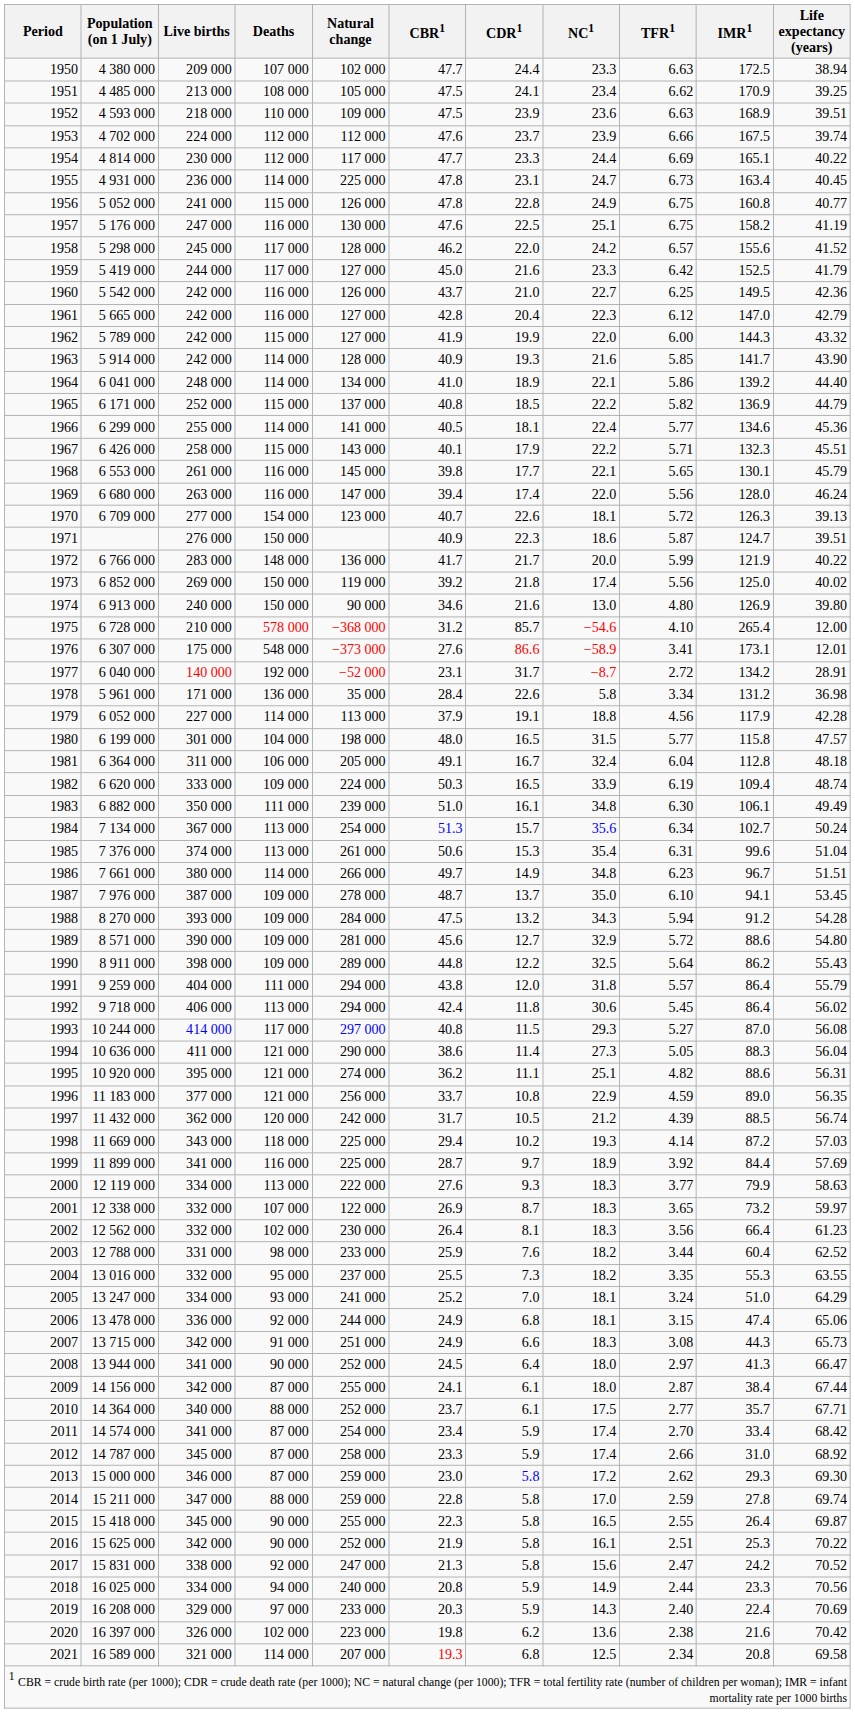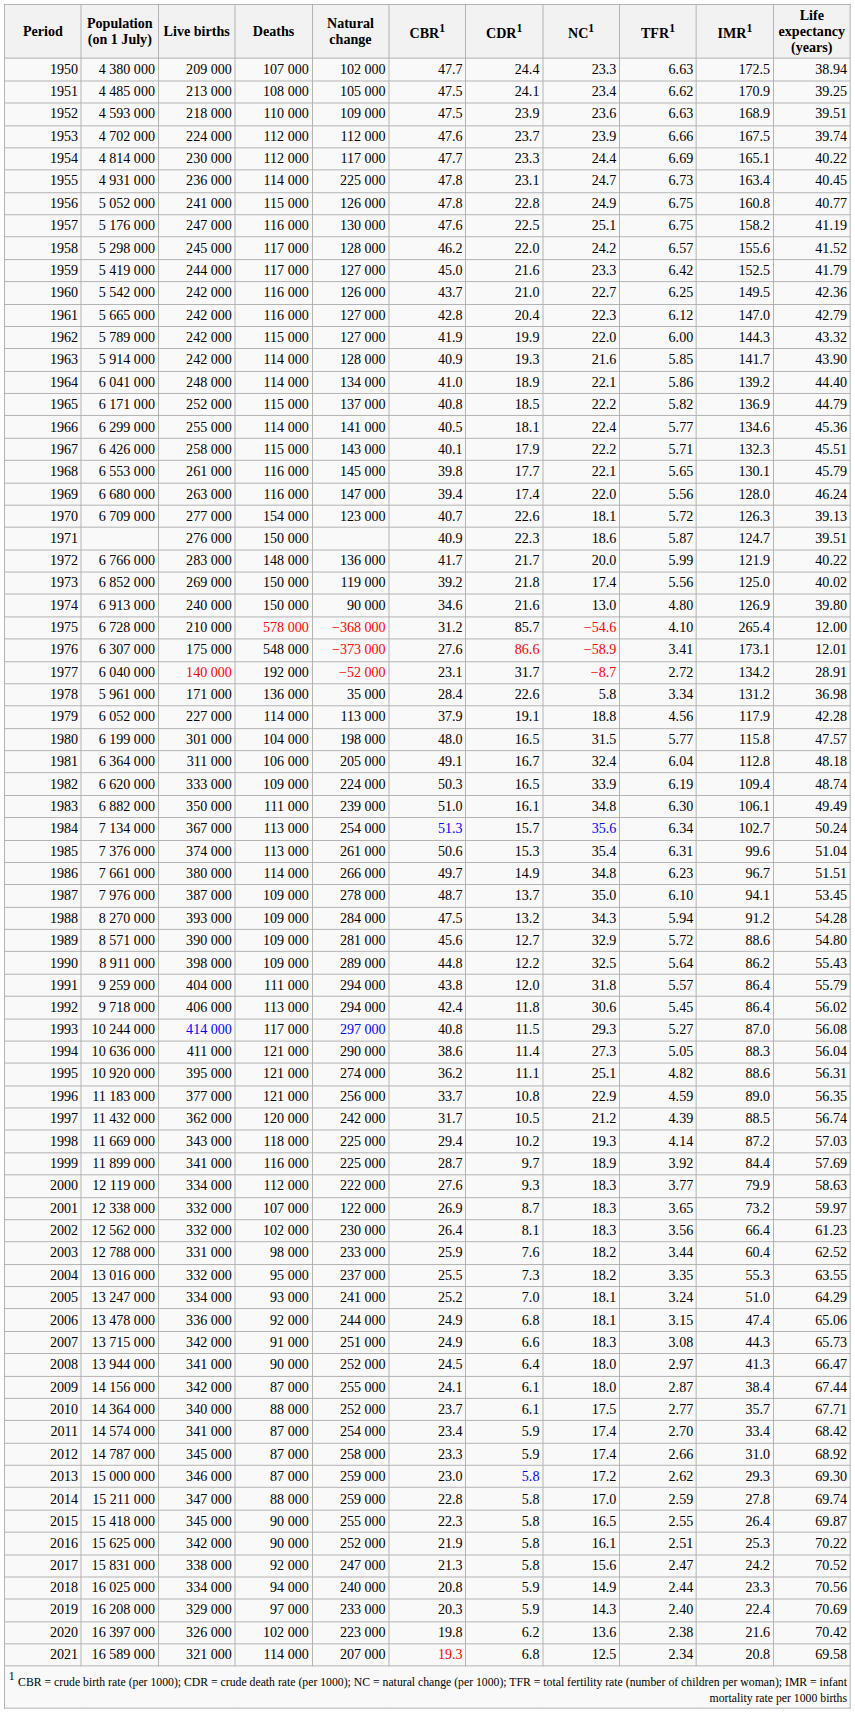(283, 1186) 113 000 -> (283, 1186) 112 000
